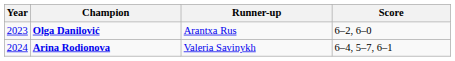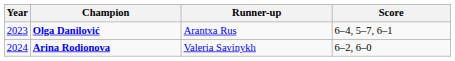(353, 30) 6–2, 6–0 -> (364, 30) 6–4, 5–7, 6–1
(364, 48) 6–4, 5–7, 6–1 -> (353, 48) 6–2, 6–0
